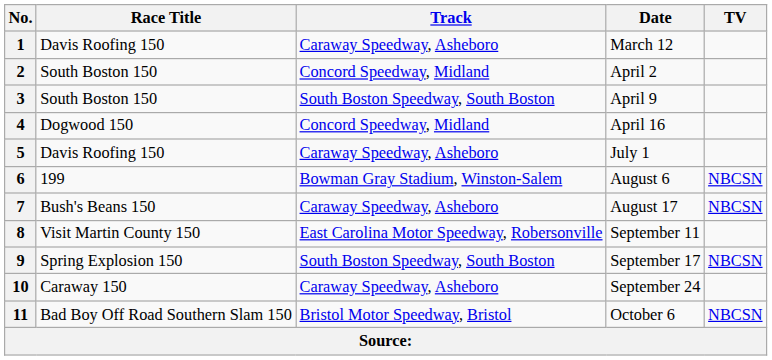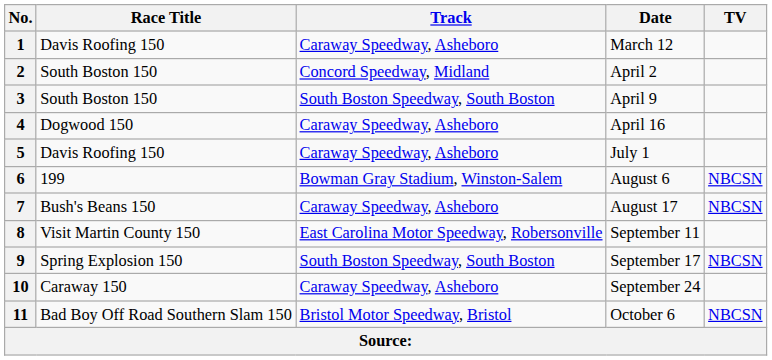(394, 125) Concord Speedway, Midland -> (399, 125) Caraway Speedway, Asheboro
